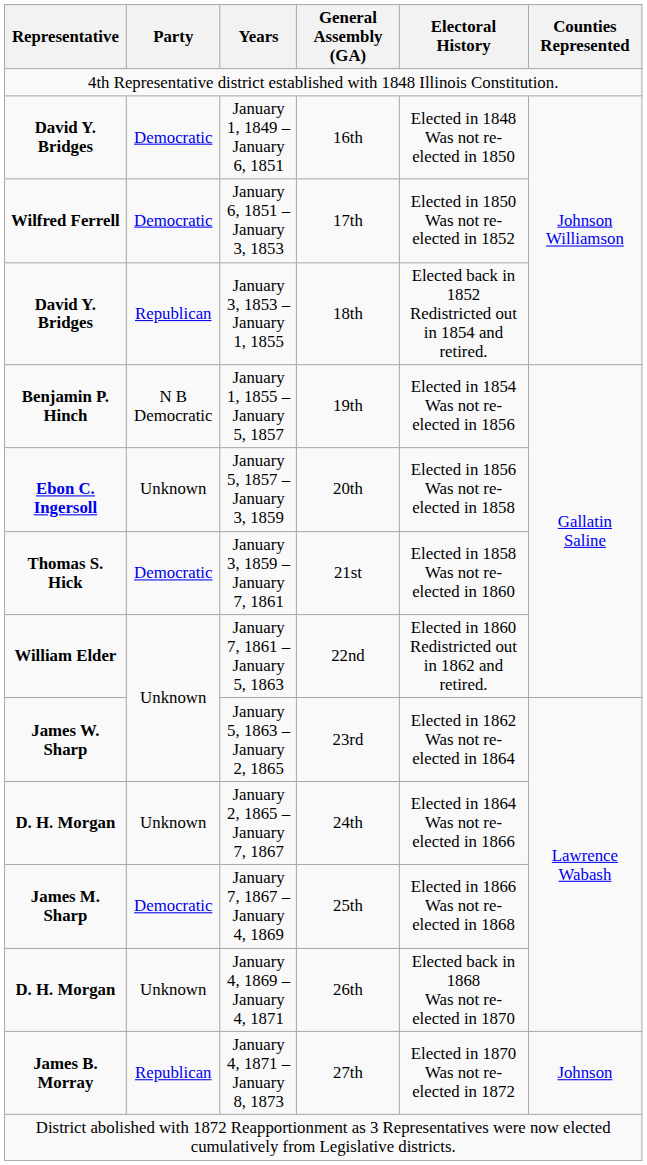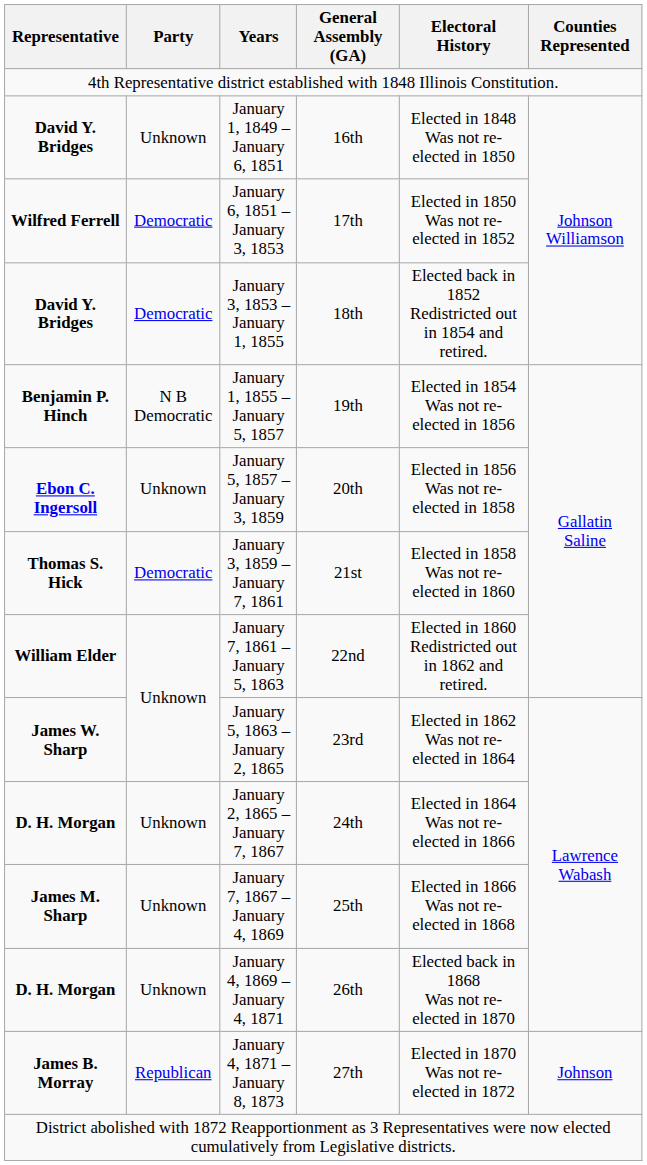(173, 137) Democratic -> (173, 137) Unknown
(173, 313) Republican -> (173, 313) Democratic
(173, 906) Democratic -> (173, 906) Unknown
